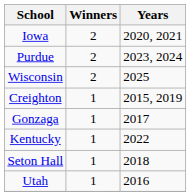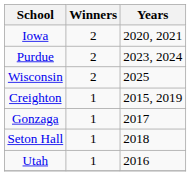- row: (35, 139)
